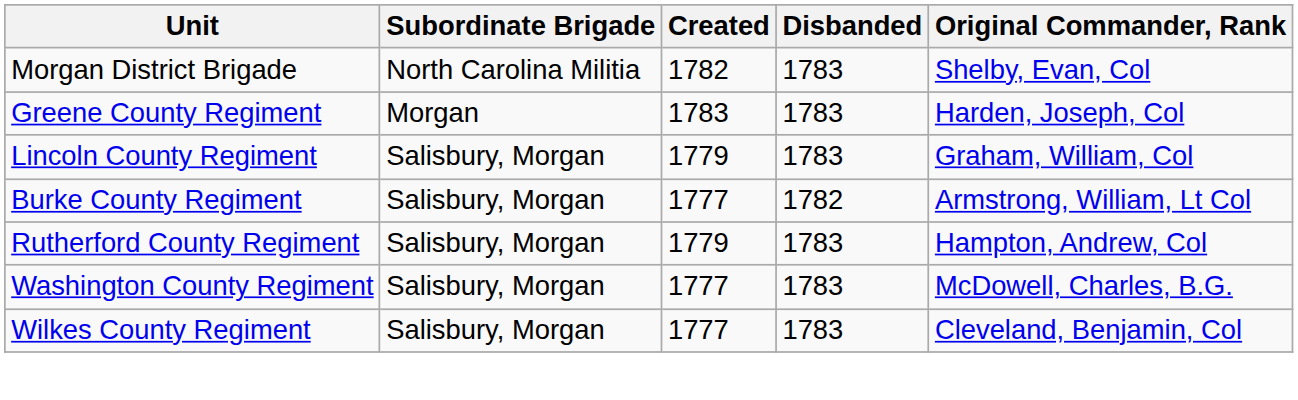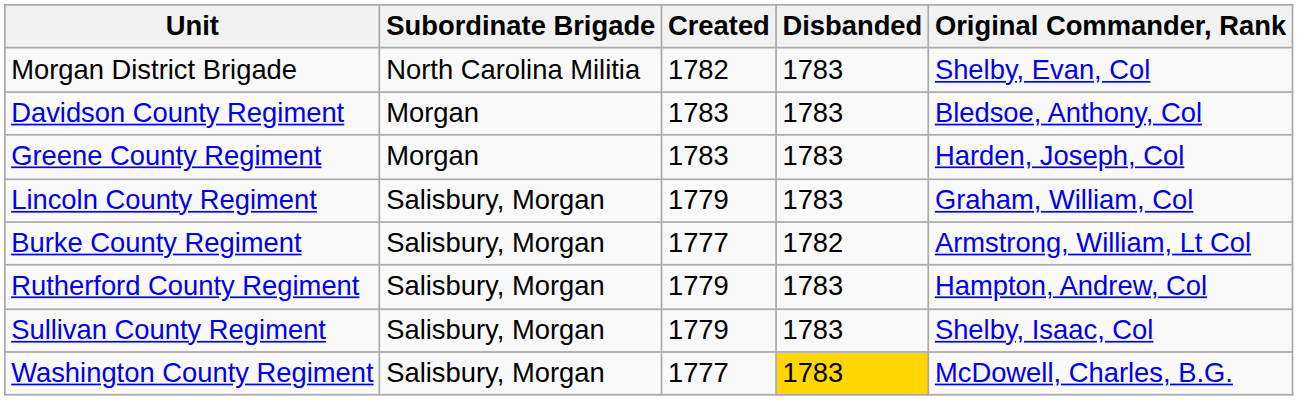+ row: (178, 112)
+ row: (169, 329)
(813, 286) no background -> (813, 373) gold background
- row: (161, 329)
